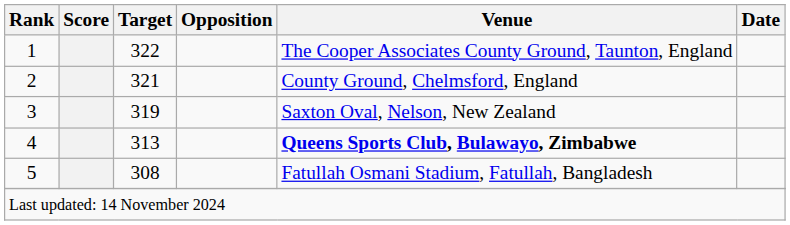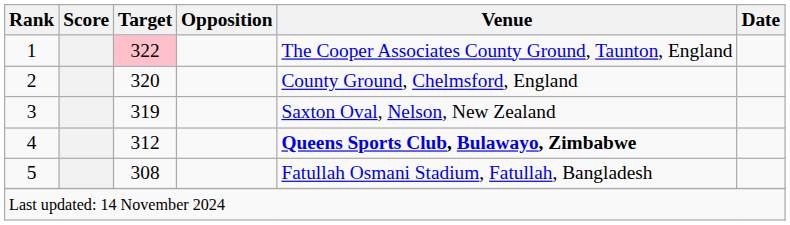(145, 50) no background -> (145, 50) pink background
(145, 81) 321 -> (145, 81) 320
(145, 142) 313 -> (145, 142) 312
